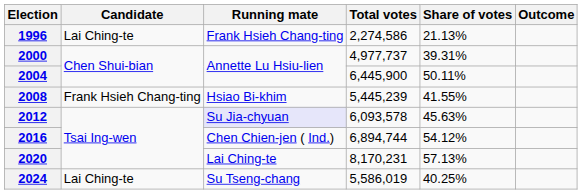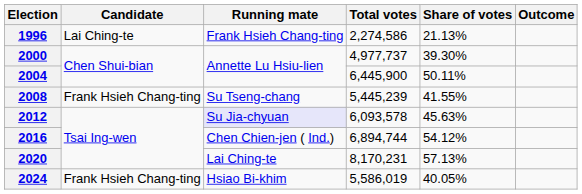(445, 55) 39.31% -> (445, 55) 39.30%
(247, 96) Hsiao Bi-khim -> (253, 96) Su Tseng-chang
(99, 179) Lai Ching-te -> (132, 179) Frank Hsieh Chang-ting
(253, 179) Su Tseng-chang -> (247, 179) Hsiao Bi-khim
(445, 179) 40.25% -> (445, 179) 40.05%
